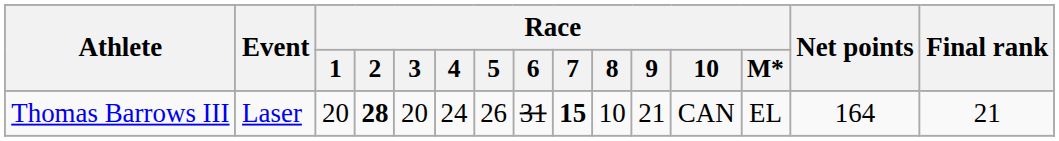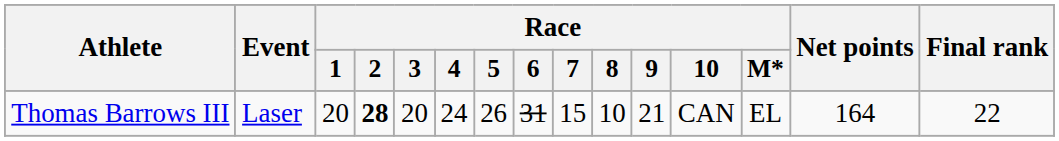(573, 113) bold -> (573, 113) normal
(987, 113) 21 -> (987, 113) 22
